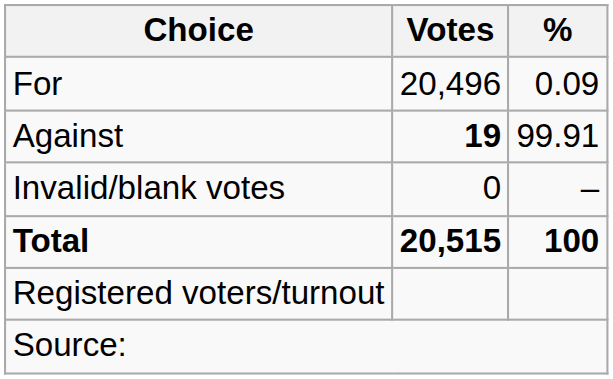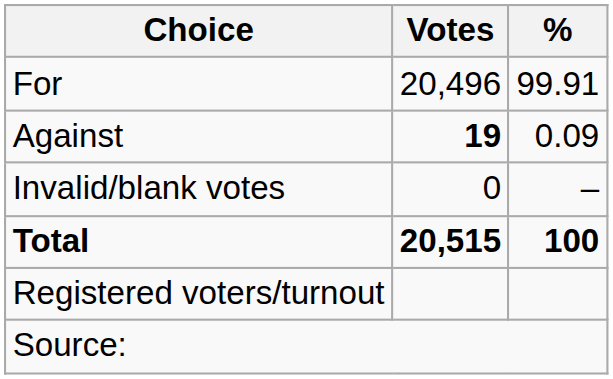(567, 83) 0.09 -> (558, 83) 99.91
(558, 135) 99.91 -> (567, 135) 0.09
